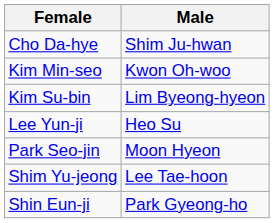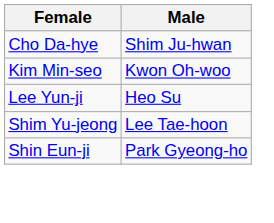- row: (49, 97)
- row: (54, 151)
